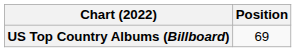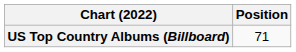(262, 36) 69 -> (262, 36) 71
